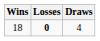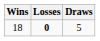(79, 28) 4 -> (79, 28) 5
